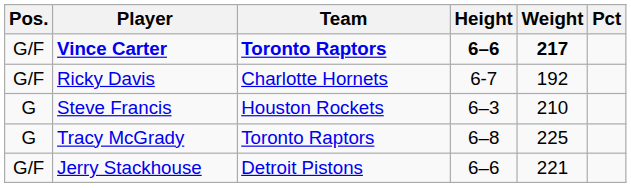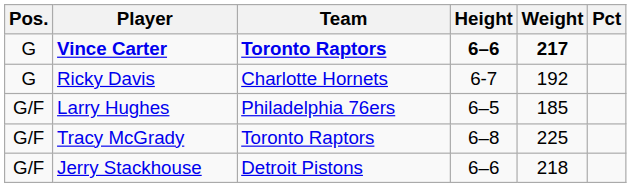(29, 49) G/F -> (29, 49) G
(29, 78) G/F -> (29, 78) G
- row: (114, 108)
+ row: (113, 108)
(29, 138) G -> (29, 138) G/F
(552, 167) 221 -> (552, 167) 218
